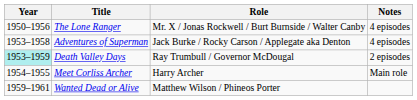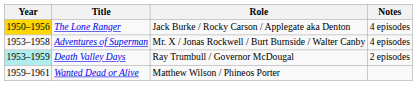(28, 27) no background -> (28, 27) gold background
(259, 27) Mr. X / Jonas Rockwell / Burt Burnside / Walter Canby -> (252, 27) Jack Burke / Rocky Carson / Applegate aka Denton
(252, 42) Jack Burke / Rocky Carson / Applegate aka Denton -> (259, 42) Mr. X / Jonas Rockwell / Burt Burnside / Walter Canby
- row: (93, 73)
